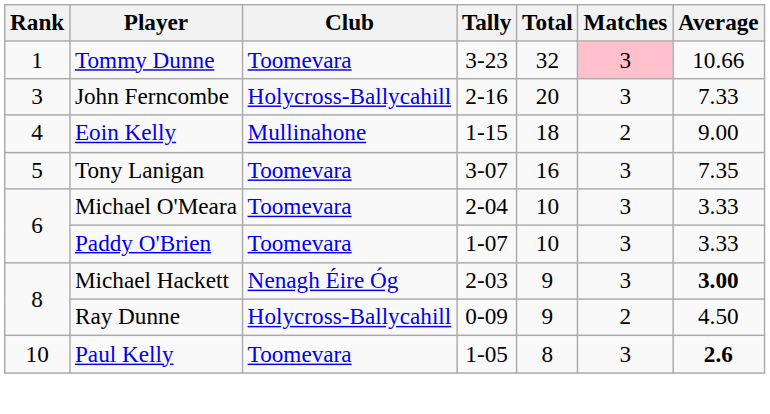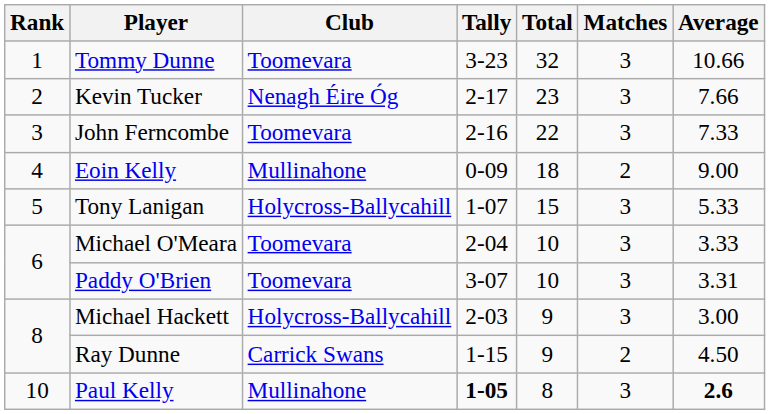(625, 59) pink background -> (625, 59) no background
+ row: (138, 96)
(349, 96) Holycross-Ballycahill -> (300, 133) Toomevara
(547, 96) 20 -> (547, 133) 22
(487, 133) 1-15 -> (487, 170) 0-09
(300, 170) Toomevara -> (349, 206) Holycross-Ballycahill
(487, 170) 3-07 -> (487, 206) 1-07
(547, 170) 16 -> (547, 206) 15
(718, 170) 7.35 -> (718, 206) 5.33
(487, 243) 1-07 -> (487, 280) 3-07
(718, 243) 3.33 -> (718, 280) 3.31
(323, 280) Nenagh Éire Óg -> (349, 317) Holycross-Ballycahill
(718, 280) bold -> (718, 317) normal
(349, 317) Holycross-Ballycahill -> (316, 354) Carrick Swans
(487, 317) 0-09 -> (487, 354) 1-15
(300, 354) Toomevara -> (307, 390) Mullinahone
(487, 354) normal -> (487, 390) bold
